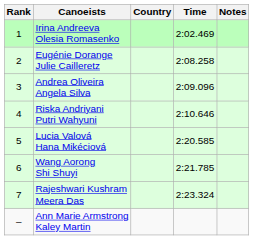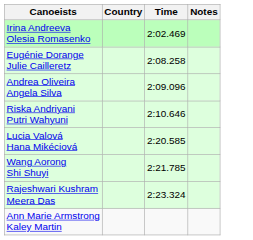- column: (19, 12)
